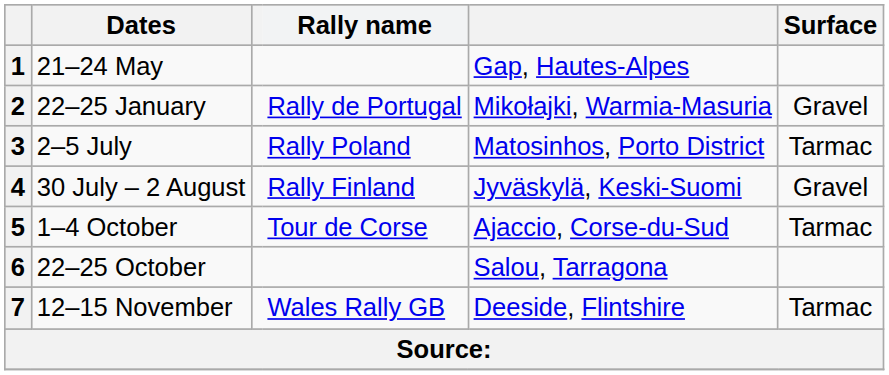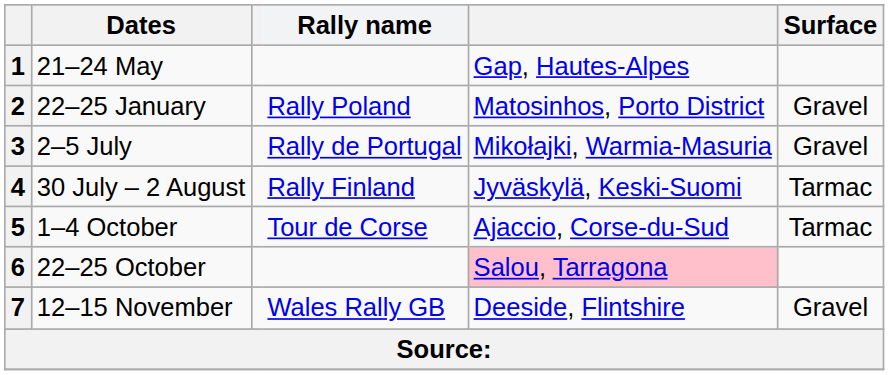(365, 106) Rally de Portugal -> (339, 106) Rally Poland
(623, 106) Mikołajki, Warmia-Masuria -> (619, 106) Matosinhos, Porto District
(339, 147) Rally Poland -> (365, 147) Rally de Portugal
(619, 147) Matosinhos, Porto District -> (623, 147) Mikołajki, Warmia-Masuria
(830, 147) Tarmac -> (830, 147) Gravel
(830, 187) Gravel -> (830, 187) Tarmac
(571, 268) no background -> (571, 268) pink background
(830, 308) Tarmac -> (830, 308) Gravel
